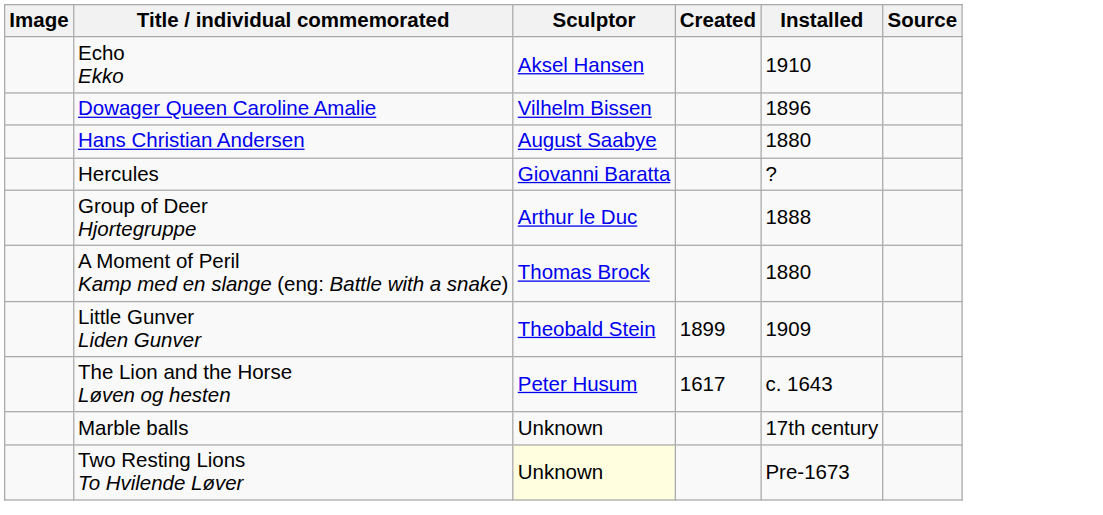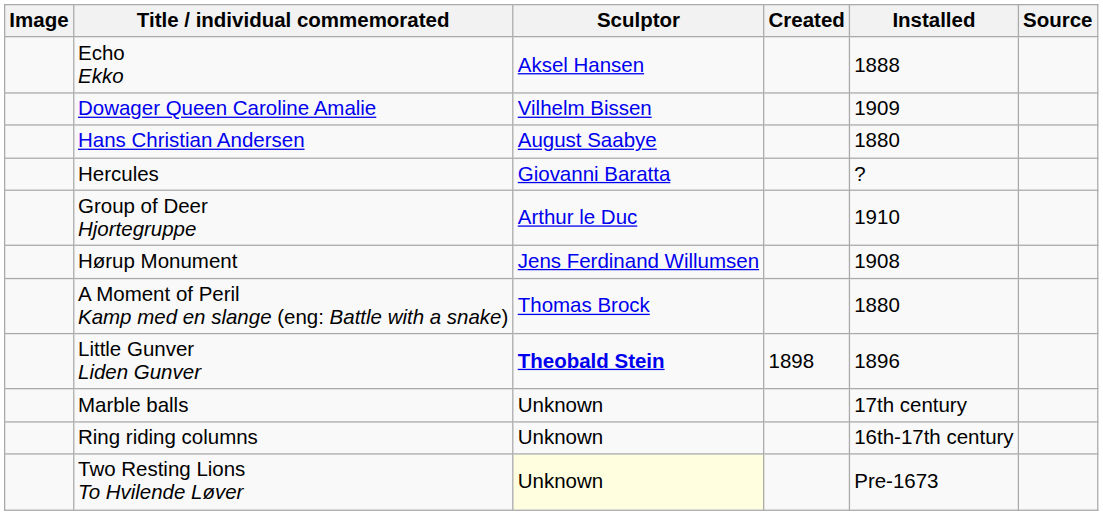(788, 64) 1910 -> (877, 64) 1888
(788, 108) 1896 -> (877, 108) 1909
(788, 217) 1888 -> (877, 217) 1910
+ row: (158, 261)
(587, 328) normal -> (591, 361) bold
(703, 328) 1899 -> (791, 361) 1898
(788, 328) 1909 -> (877, 361) 1896
- row: (185, 384)
+ row: (168, 437)
